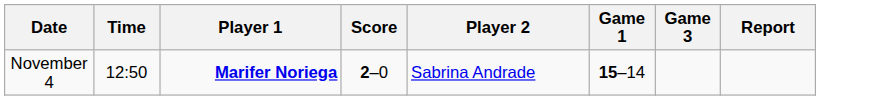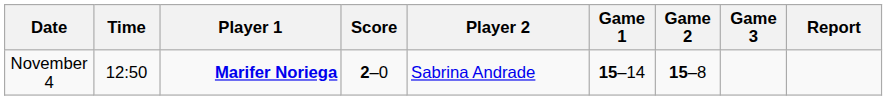+ column: (688, 27)
